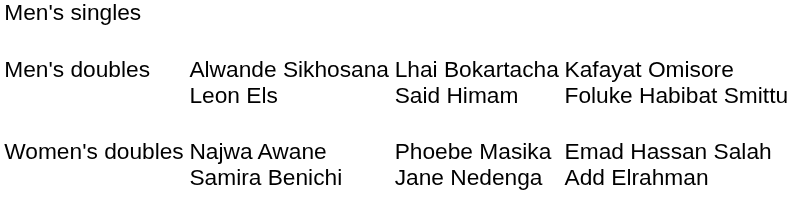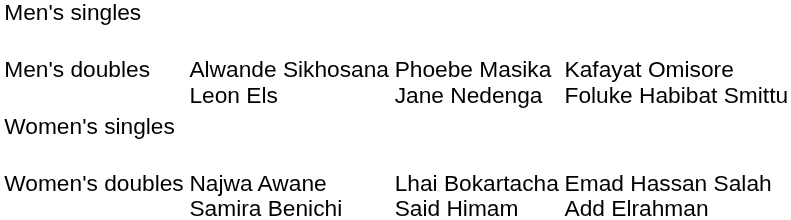(477, 82) Lhai Bokartacha Said Himam -> (473, 82) Phoebe Masika Jane Nedenga
+ row: (90, 126)
(473, 164) Phoebe Masika Jane Nedenga -> (477, 196) Lhai Bokartacha Said Himam
